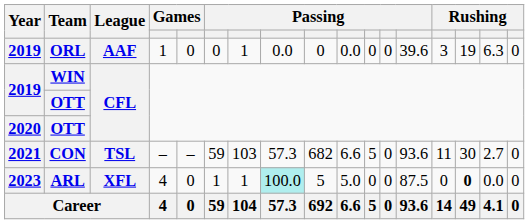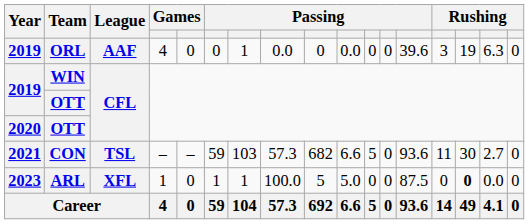(163, 50) 1 -> (163, 50) 4
(163, 180) 4 -> (163, 180) 1
(282, 180) paleturquoise background -> (282, 180) no background
